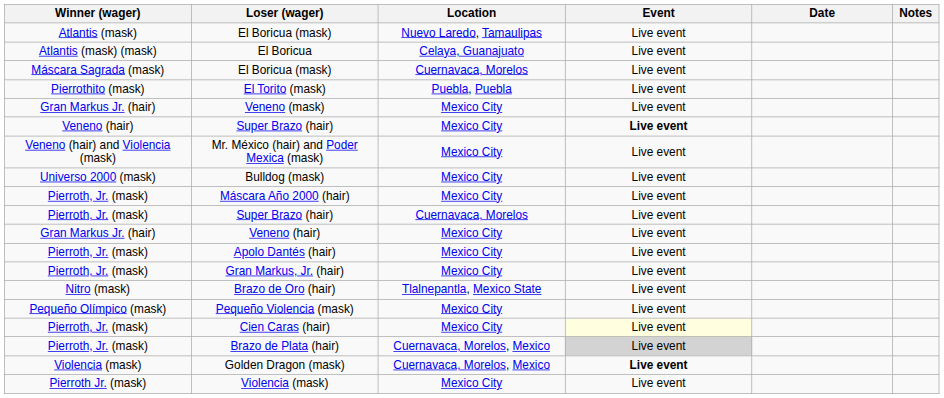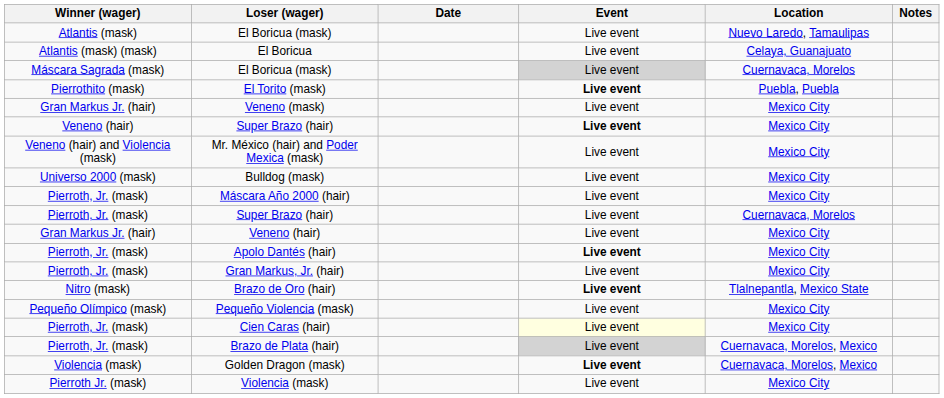columns swapped: (472, 13) <-> (822, 13)
(659, 70) no background -> (612, 70) lightgrey background
(659, 88) normal -> (612, 88) bold
(659, 252) normal -> (612, 252) bold
(659, 290) normal -> (612, 290) bold
